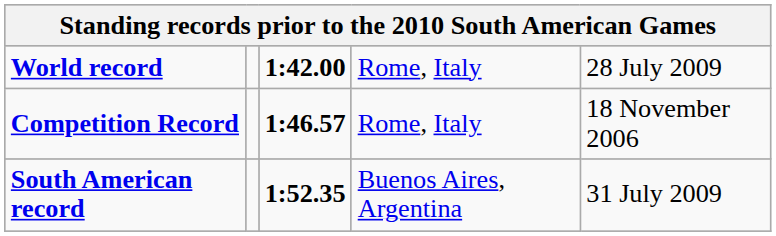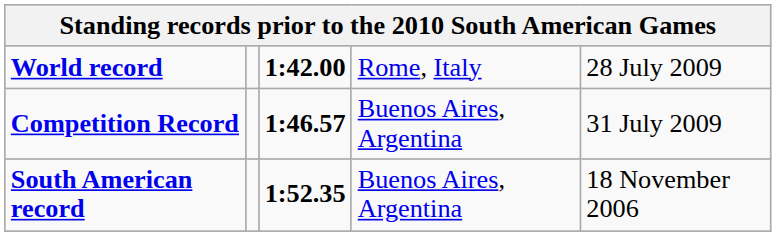(420, 123) Rome, Italy -> (431, 123) Buenos Aires, Argentina
(658, 123) 18 November 2006 -> (654, 123) 31 July 2009
(654, 194) 31 July 2009 -> (658, 194) 18 November 2006
